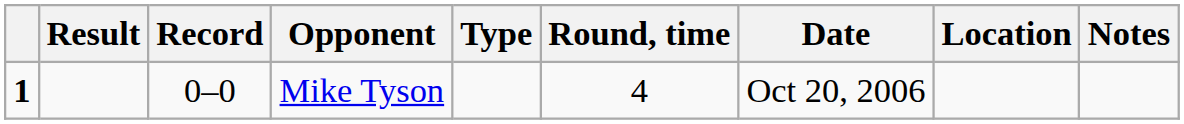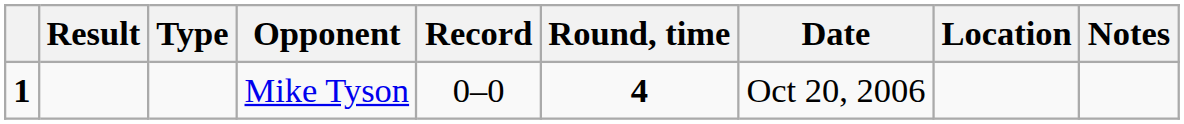columns swapped: (210, 33) <-> (496, 33)
(639, 90) normal -> (639, 90) bold
